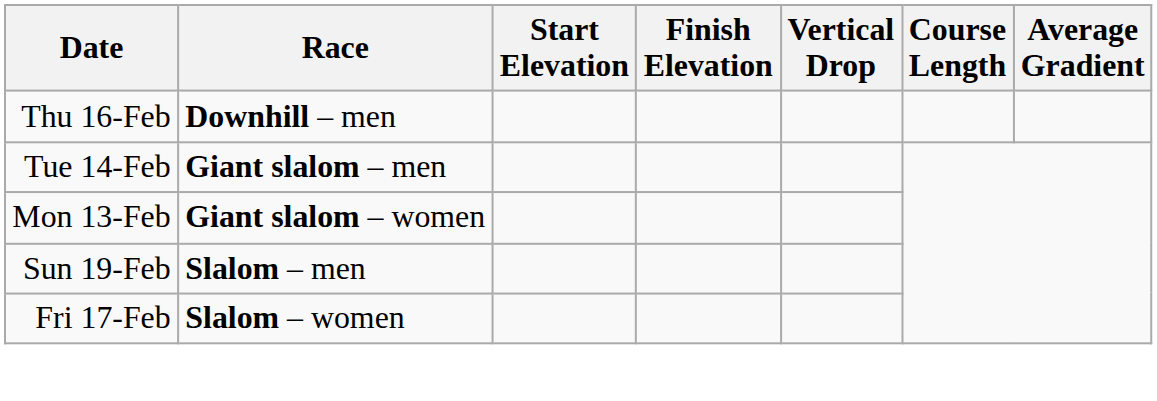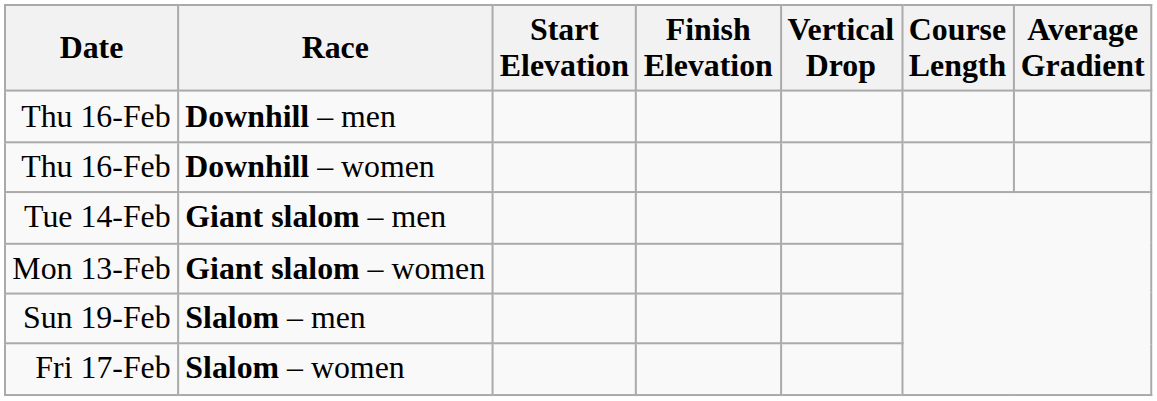+ row: (310, 166)
